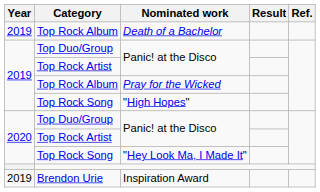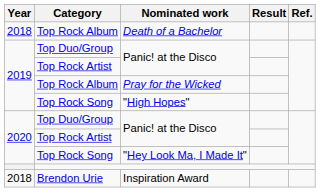(19, 31) 2019 -> (19, 31) 2018
(19, 178) 2019 -> (19, 178) 2018
